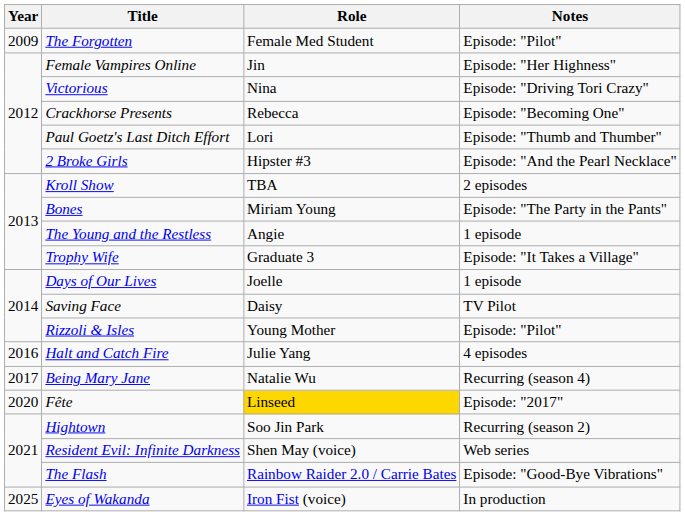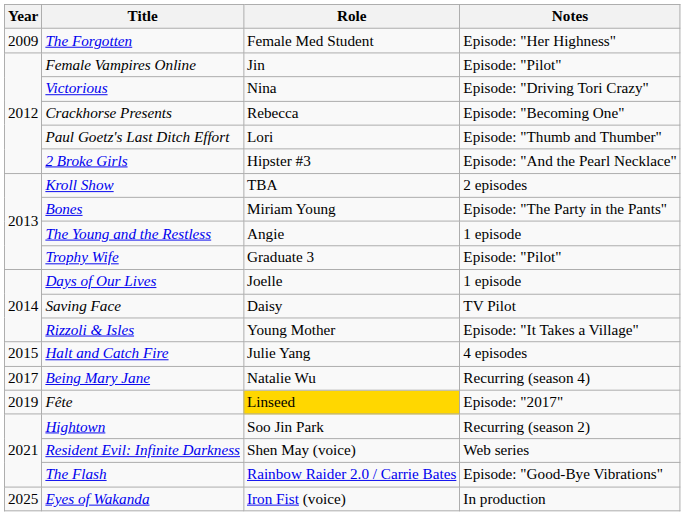(512, 40) Episode: "Pilot" -> (540, 40) Episode: "Her Highness"
(540, 64) Episode: "Her Highness" -> (512, 64) Episode: "Pilot"
(551, 257) Episode: "It Takes a Village" -> (512, 257) Episode: "Pilot"
(512, 329) Episode: "Pilot" -> (551, 329) Episode: "It Takes a Village"
(23, 354) 2016 -> (23, 354) 2015
(23, 402) 2020 -> (23, 402) 2019
